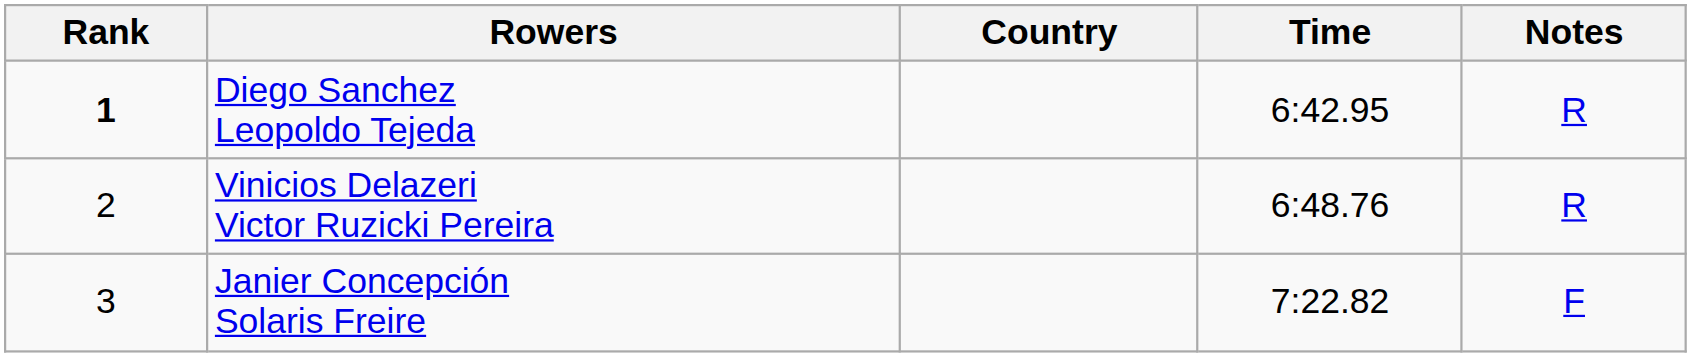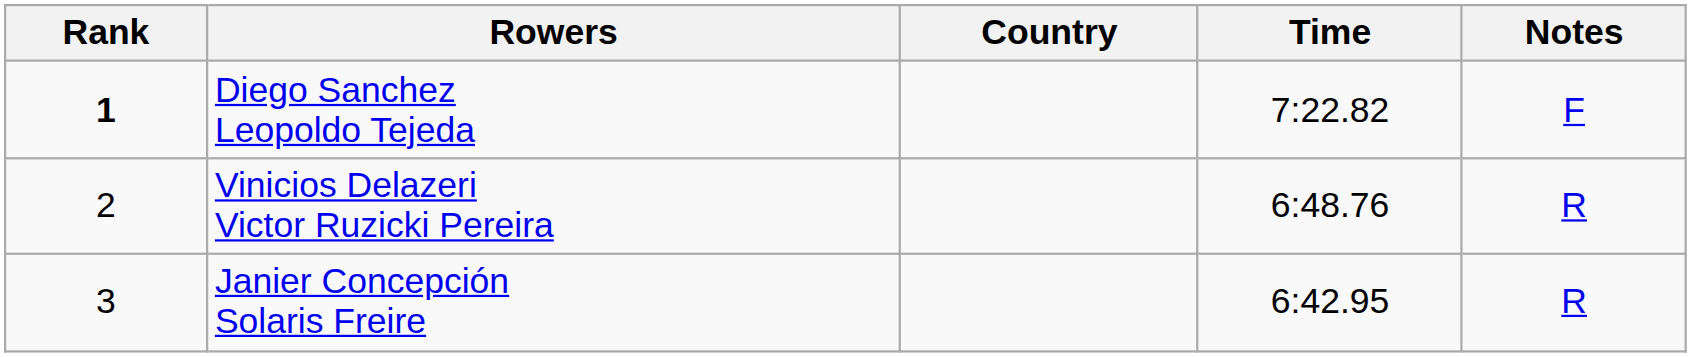(1330, 108) 6:42.95 -> (1330, 108) 7:22.82
(1574, 108) R -> (1574, 108) F
(1330, 301) 7:22.82 -> (1330, 301) 6:42.95
(1574, 301) F -> (1574, 301) R
